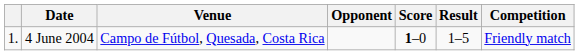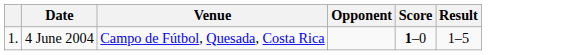- column: (528, 15)
